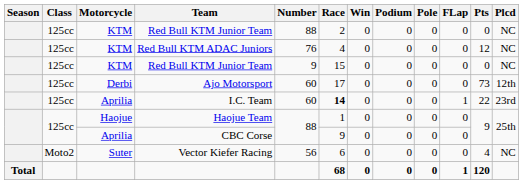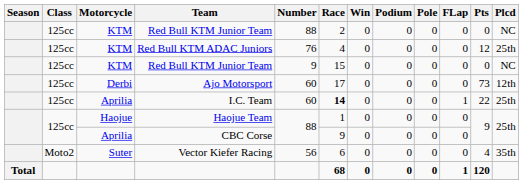(508, 48) NC -> (506, 48) 25th
(506, 100) 23rd -> (506, 100) 25th
(508, 153) NC -> (506, 153) 35th
